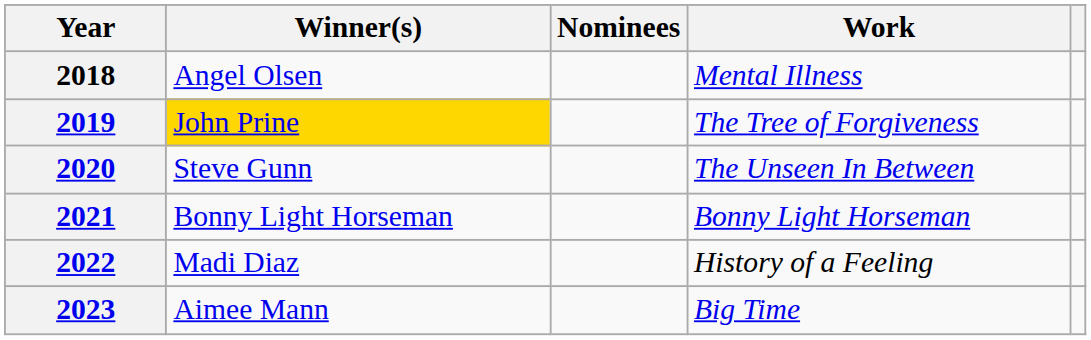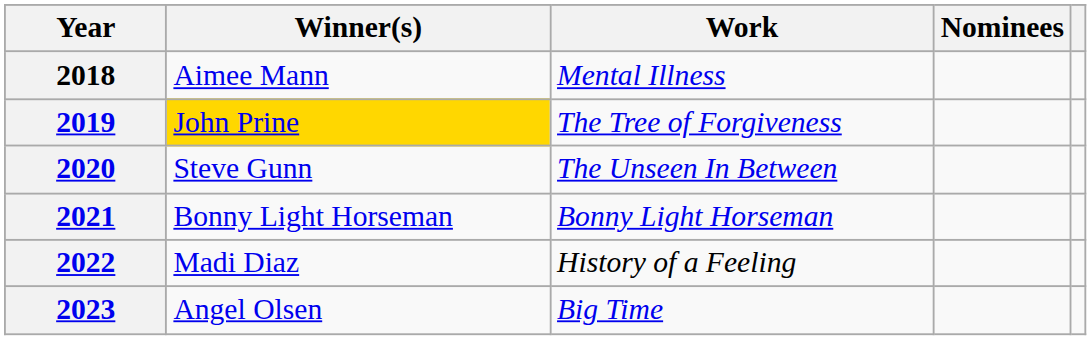columns swapped: (879, 27) <-> (619, 27)
(248, 74) Angel Olsen -> (251, 74) Aimee Mann
(251, 309) Aimee Mann -> (248, 309) Angel Olsen
